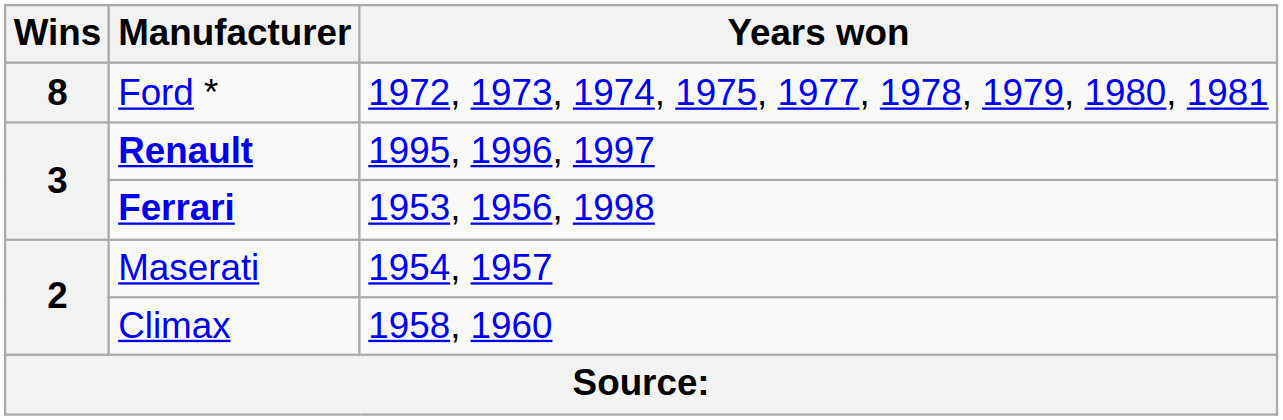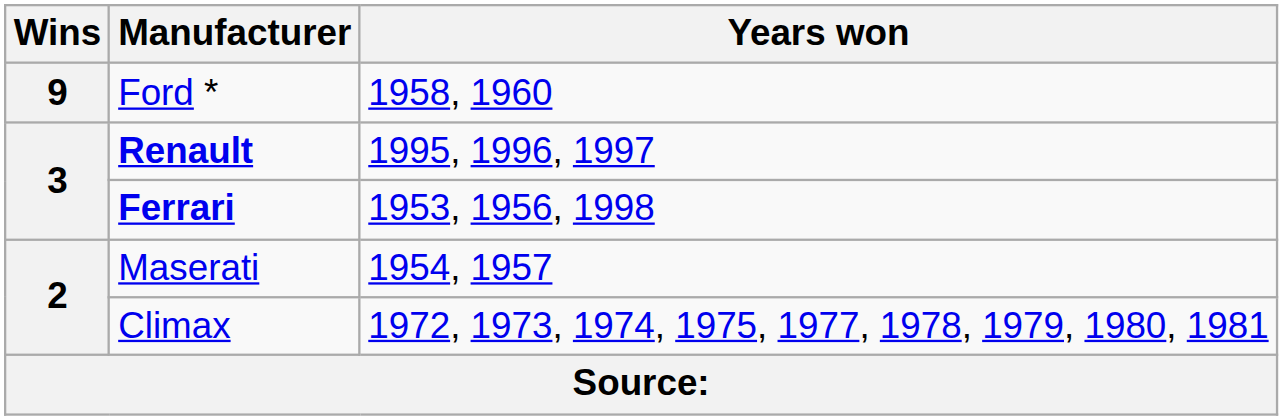(57, 92) 8 -> (57, 92) 9
(818, 92) 1972, 1973, 1974, 1975, 1977, 1978, 1979, 1980, 1981 -> (460, 92) 1958, 1960
(460, 325) 1958, 1960 -> (818, 325) 1972, 1973, 1974, 1975, 1977, 1978, 1979, 1980, 1981
